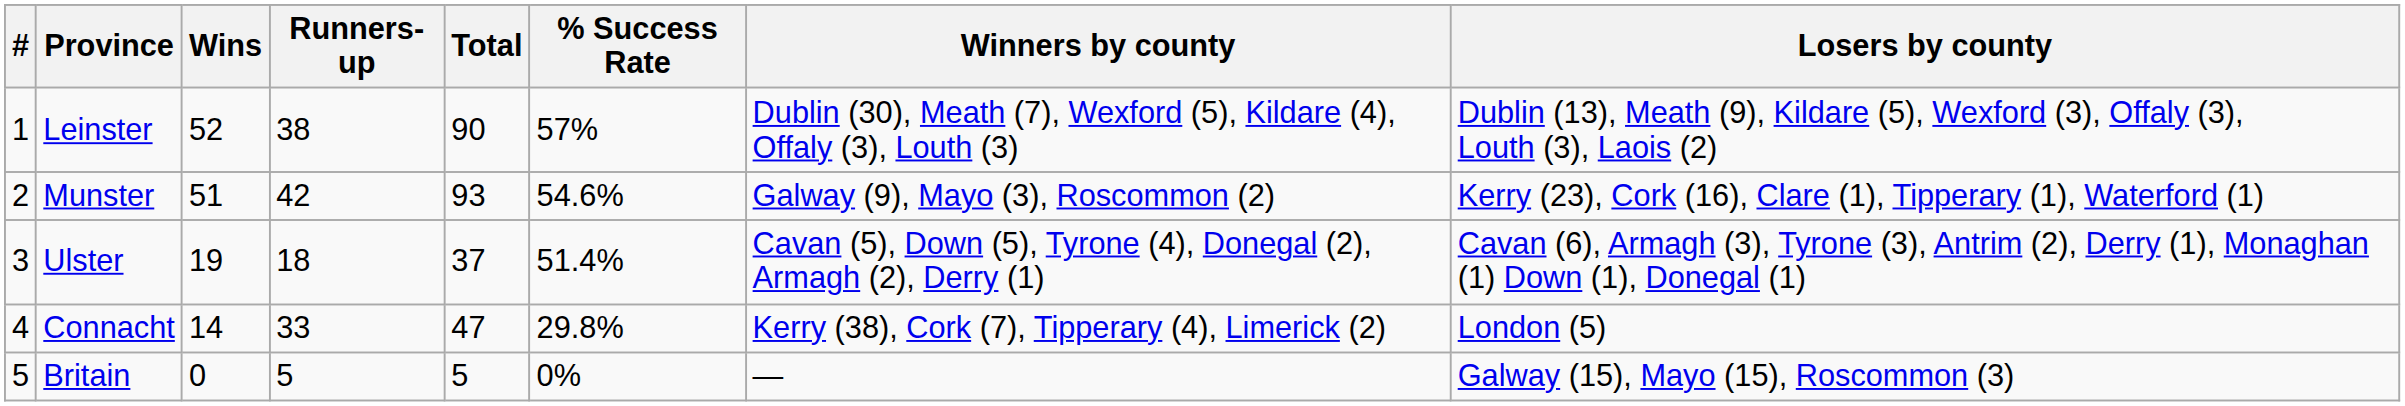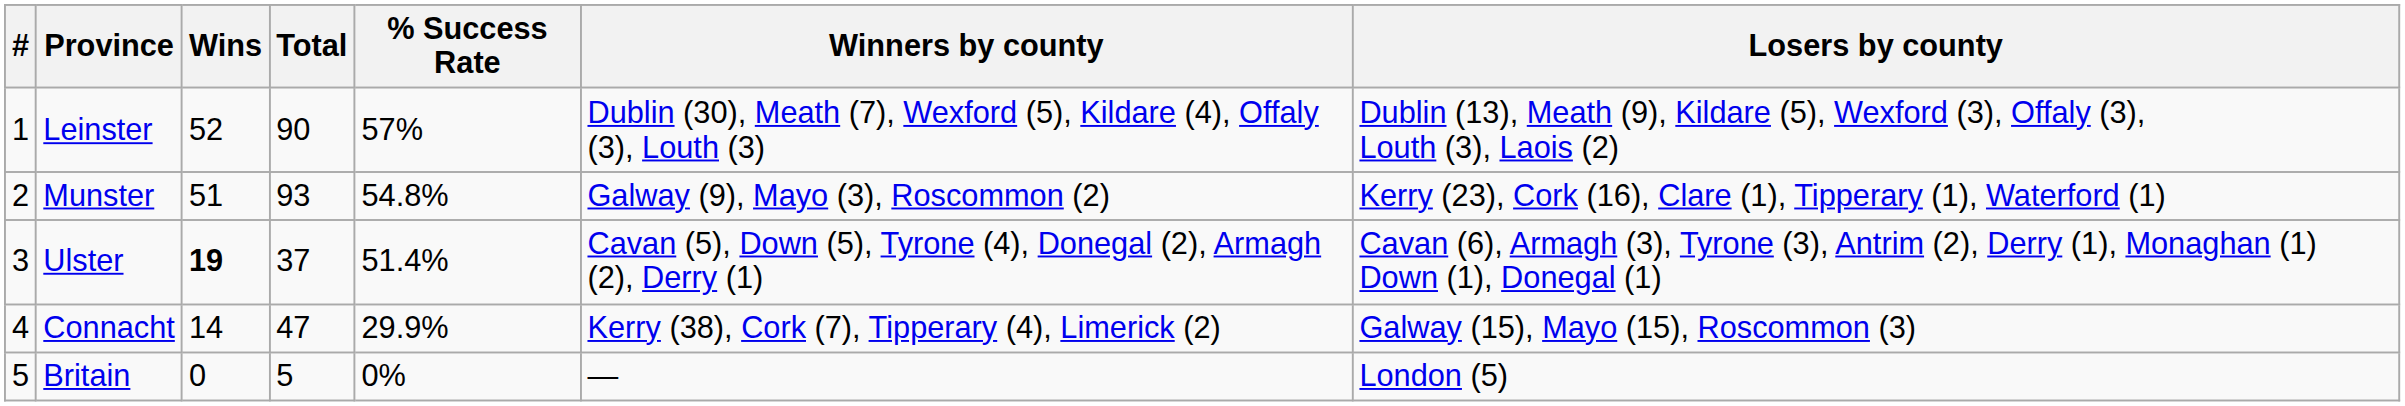- column: (357, 46)
(580, 195) 54.6% -> (405, 195) 54.8%
(206, 261) normal -> (206, 261) bold
(580, 327) 29.8% -> (405, 327) 29.9%
(1532, 327) London (5) -> (1638, 327) Galway (15), Mayo (15), Roscommon (3)
(1736, 376) Galway (15), Mayo (15), Roscommon (3) -> (1434, 376) London (5)
